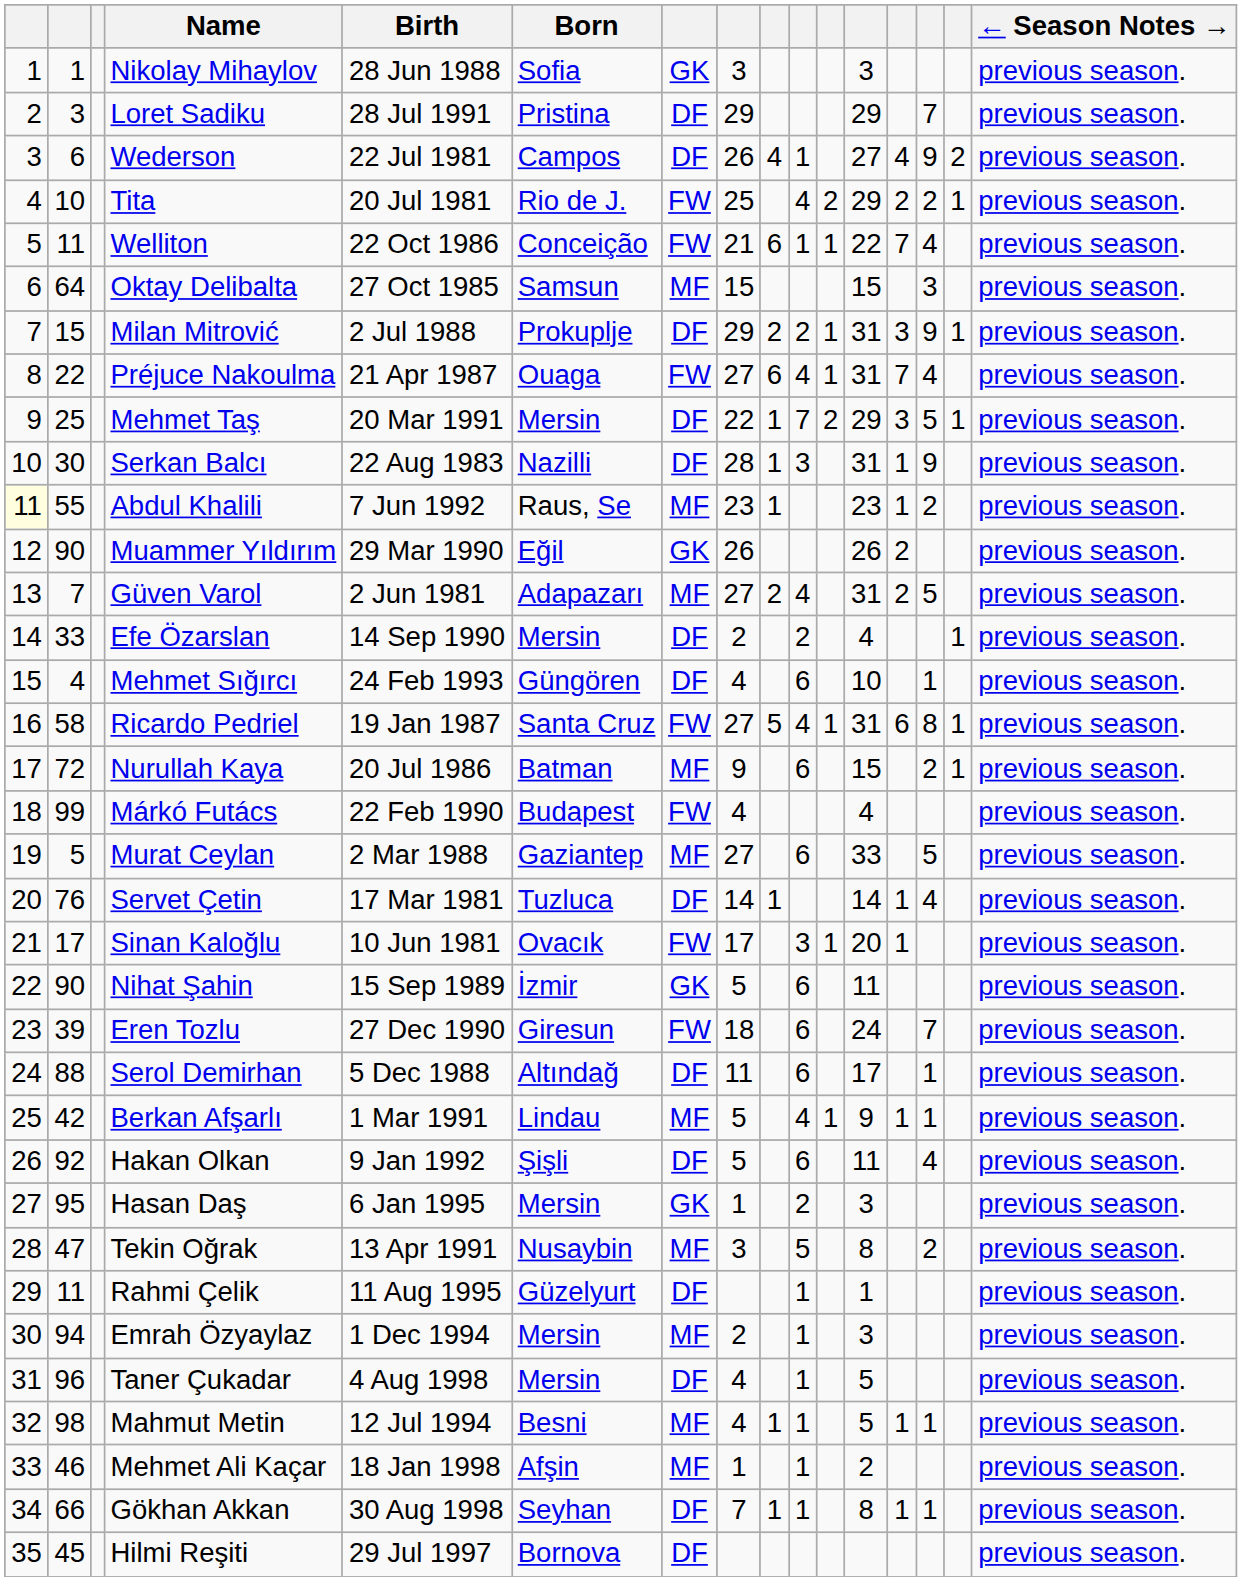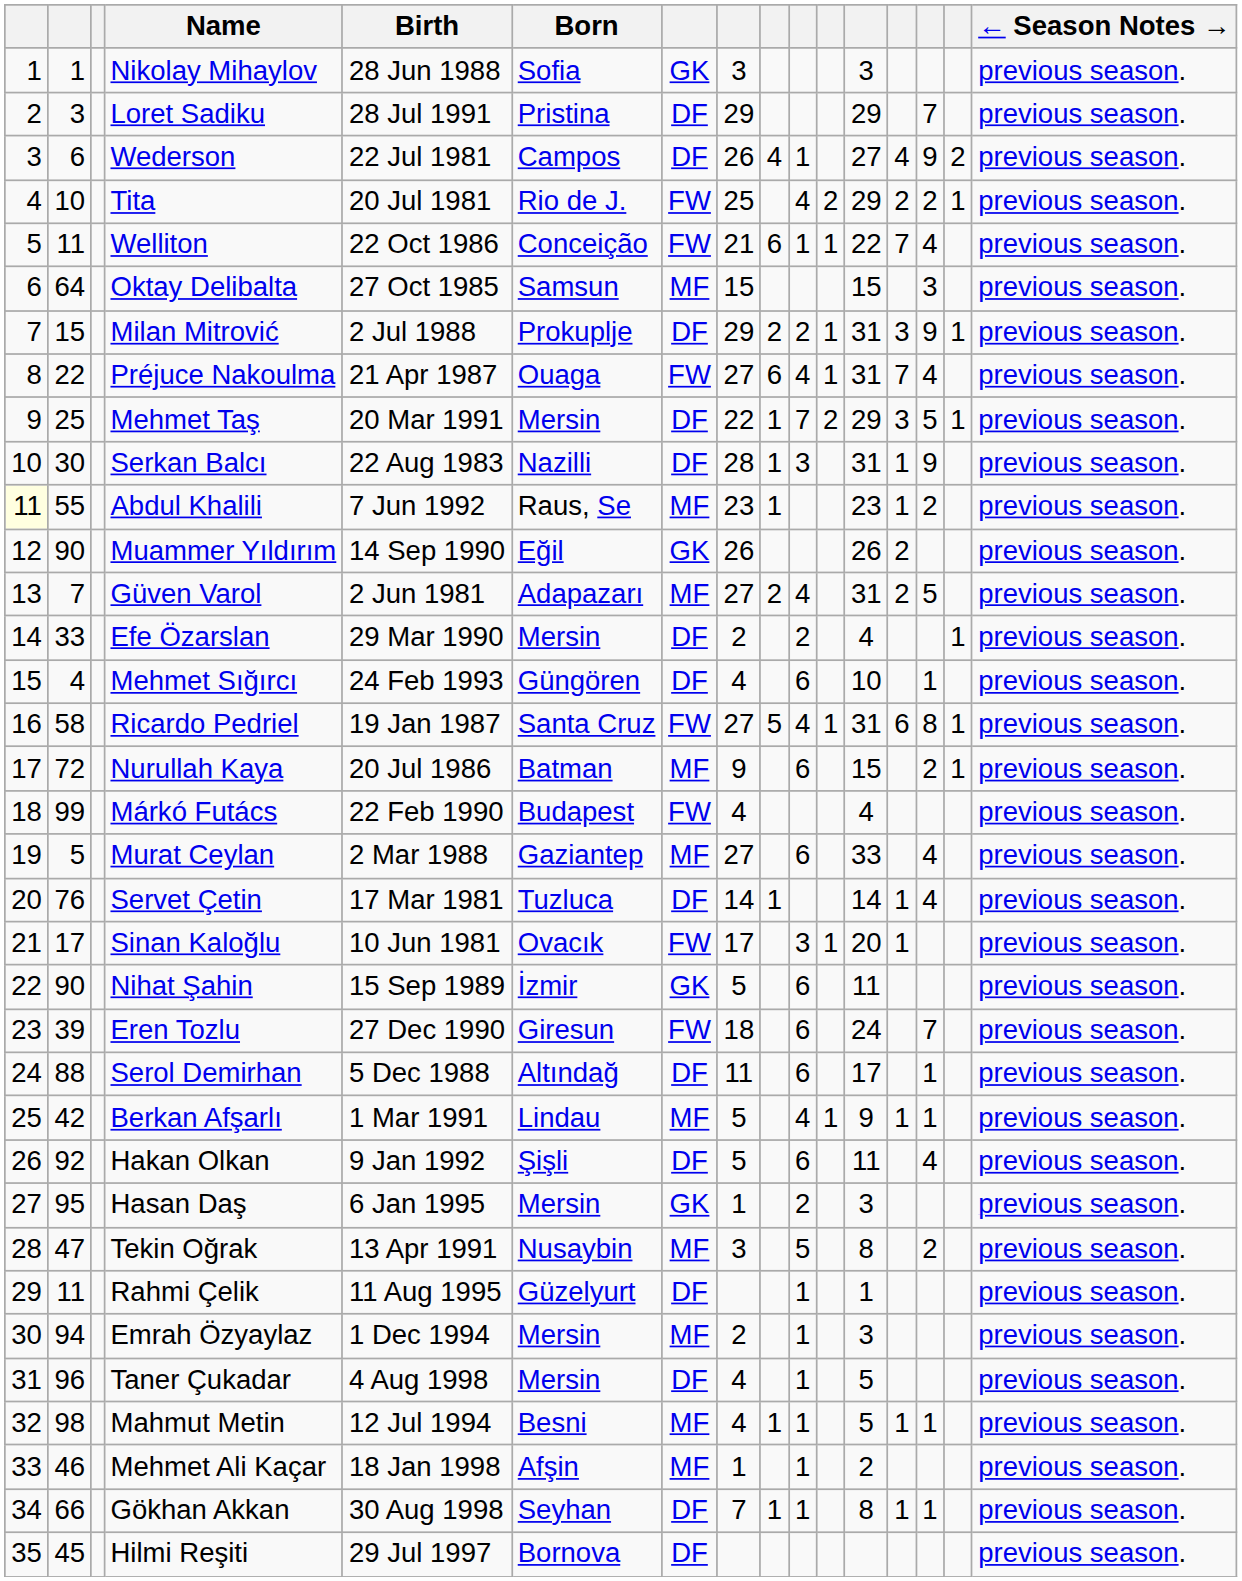(426, 550) 29 Mar 1990 -> (427, 550) 14 Sep 1990
(427, 637) 14 Sep 1990 -> (426, 637) 29 Mar 1990
(930, 855) 5 -> (930, 855) 4
